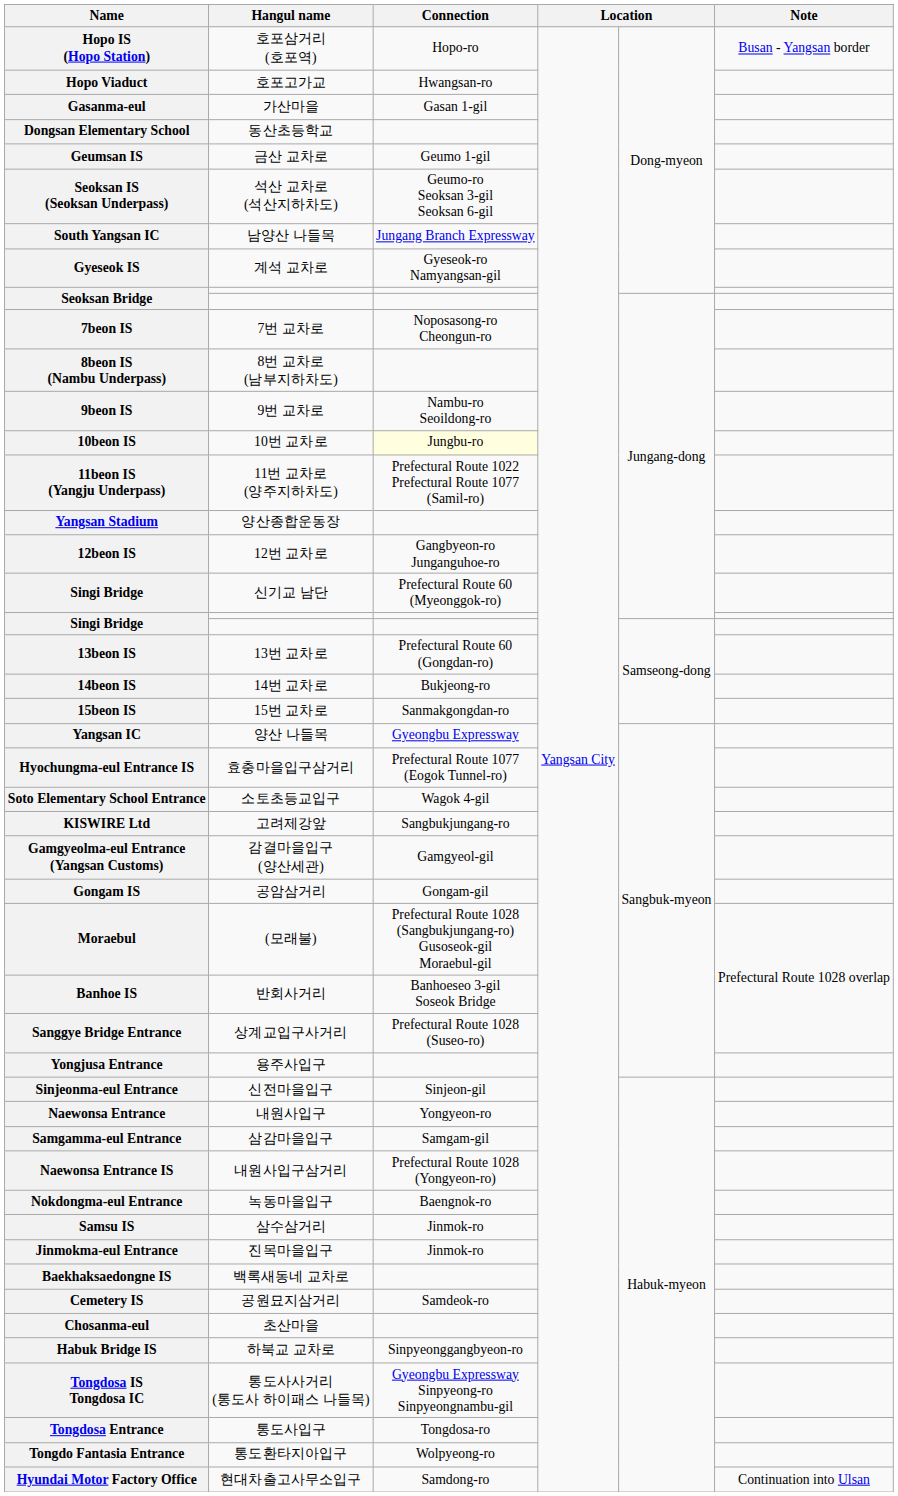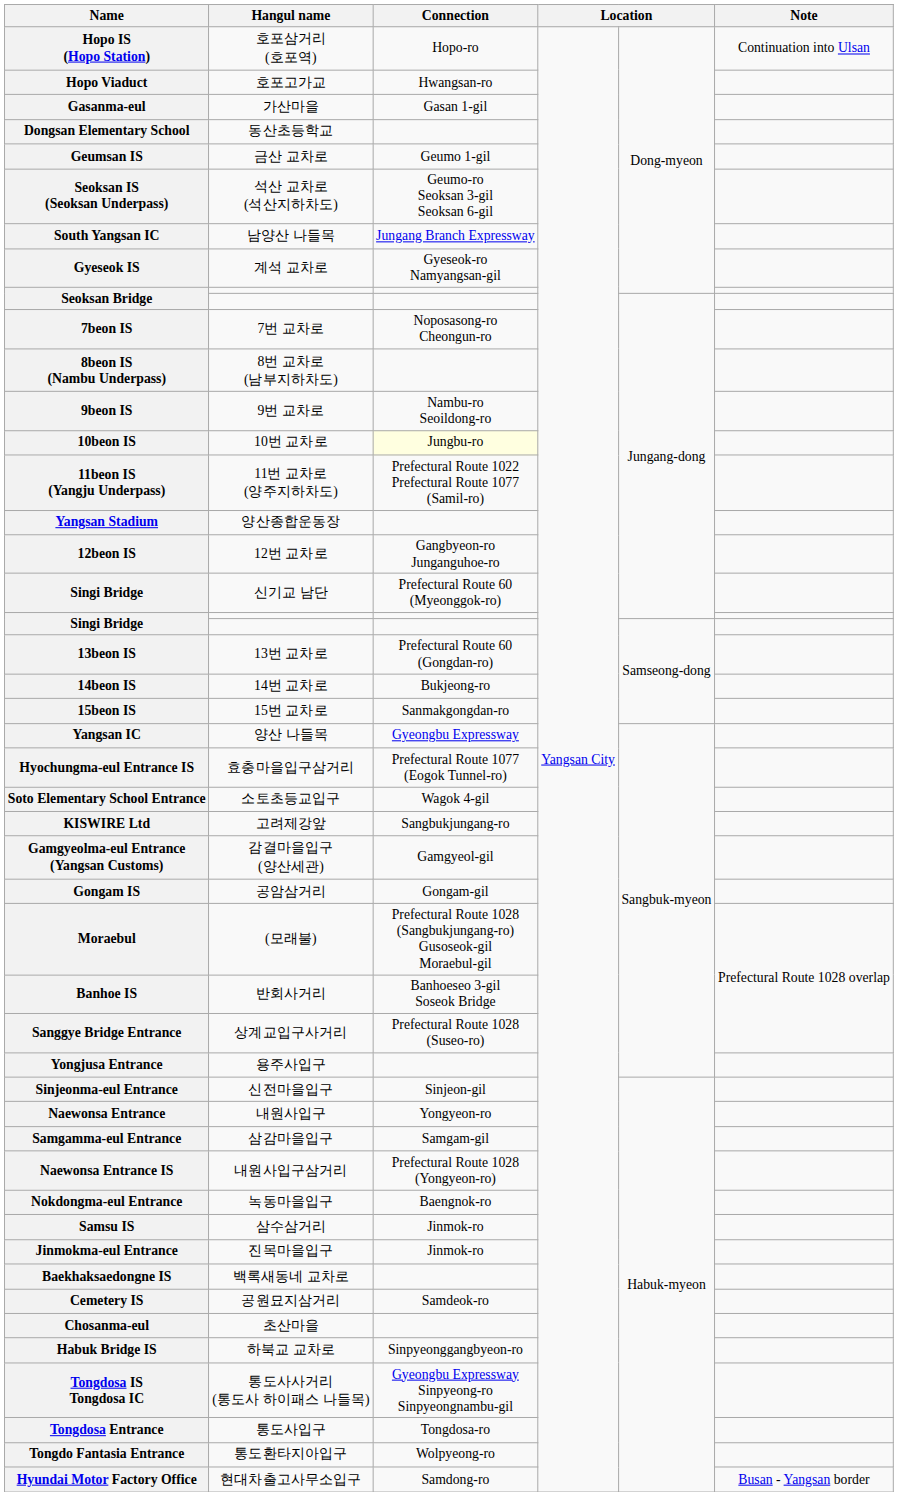(804, 48) Busan - Yangsan border -> (804, 48) Continuation into Ulsan
(804, 1479) Continuation into Ulsan -> (804, 1479) Busan - Yangsan border
